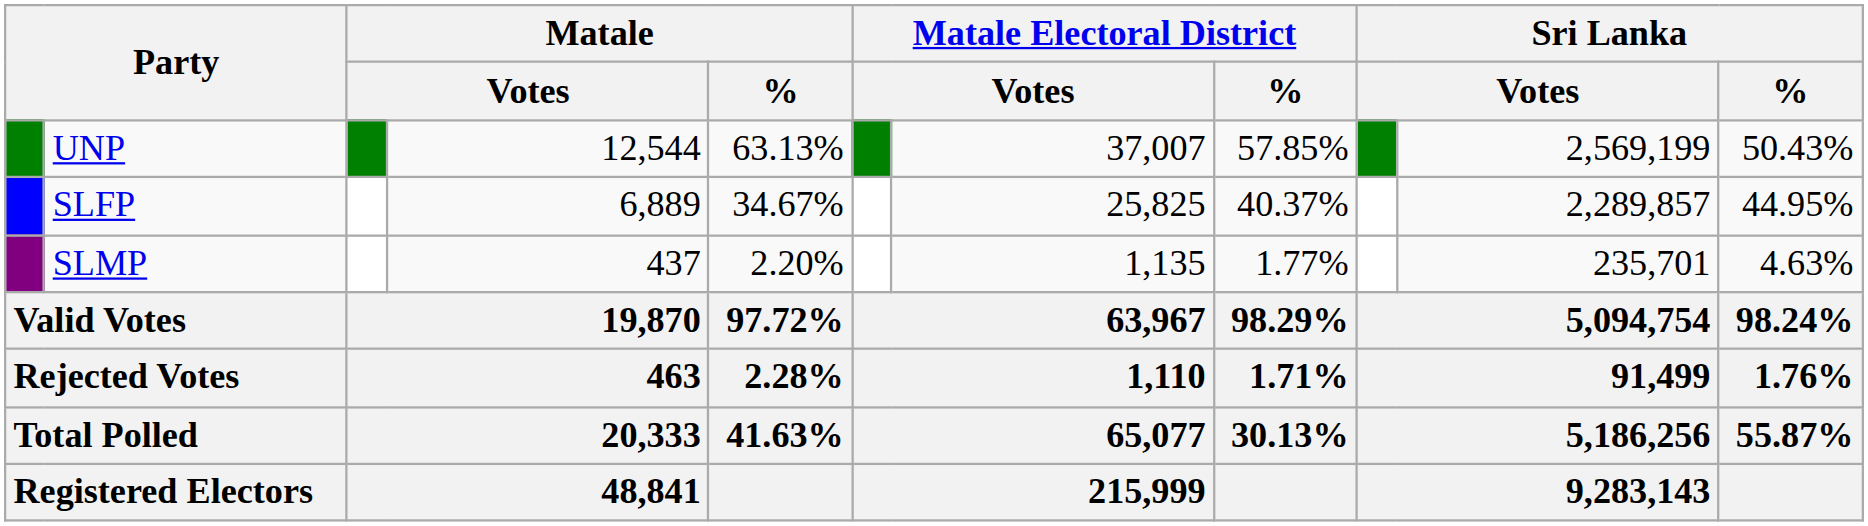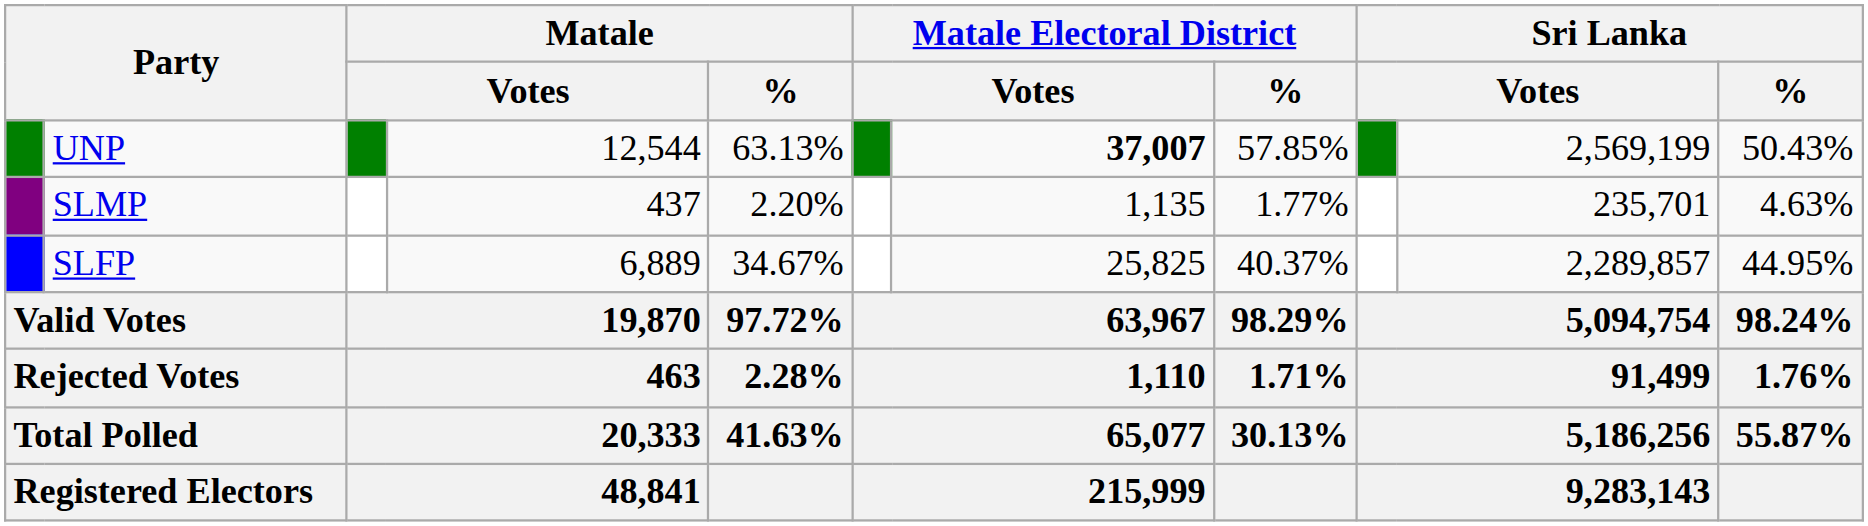(1156, 147) normal -> (1156, 147) bold
rows swapped: (94, 205) <-> (100, 262)
